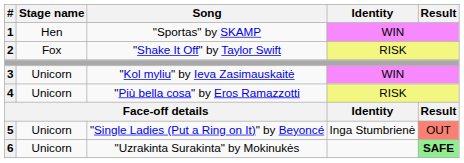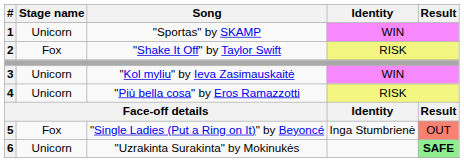(52, 32) Hen -> (52, 32) Unicorn
(52, 130) Unicorn -> (52, 130) Fox
